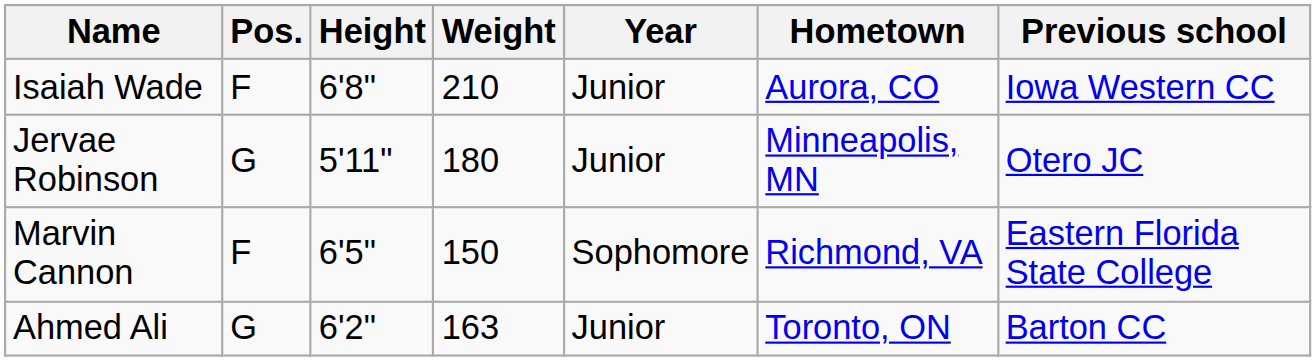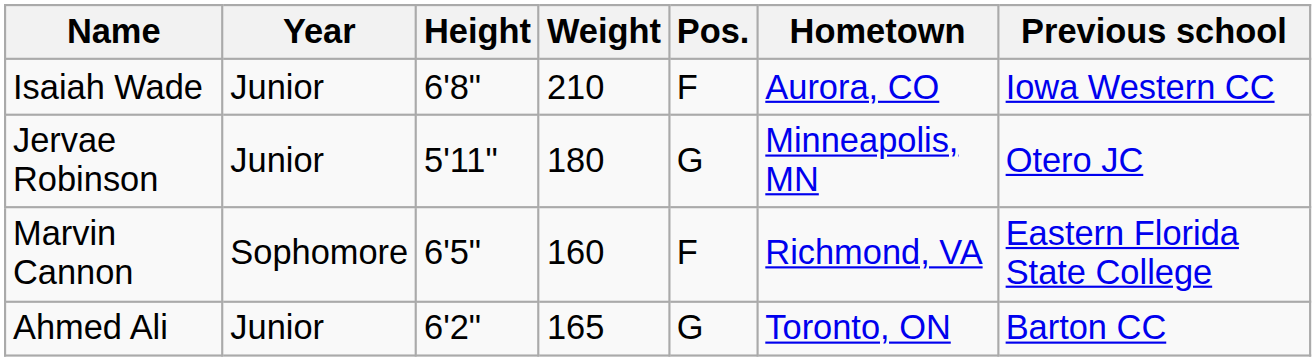columns swapped: (267, 31) <-> (661, 31)
(470, 253) 150 -> (576, 253) 160
(470, 327) 163 -> (576, 327) 165
